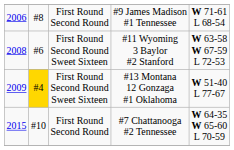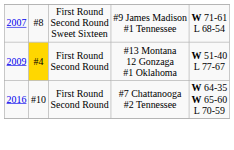(17, 17) 2006 -> (17, 23) 2007
(80, 17) First Round Second Round -> (80, 23) First Round Second Round Sweet Sixteen
- row: (150, 50)
(80, 88) First Round Second Round Sweet Sixteen -> (80, 61) First Round Second Round
(17, 126) 2015 -> (17, 99) 2016
